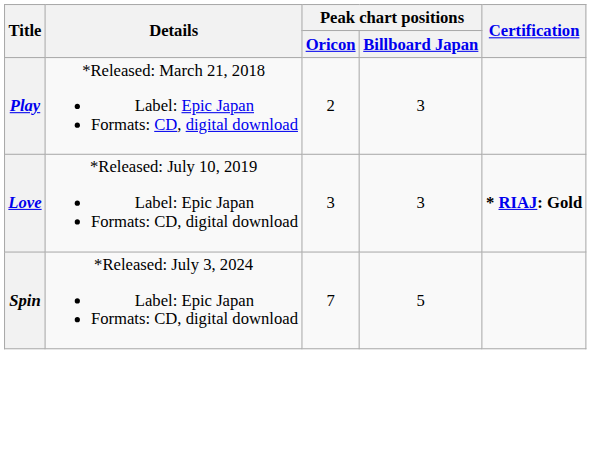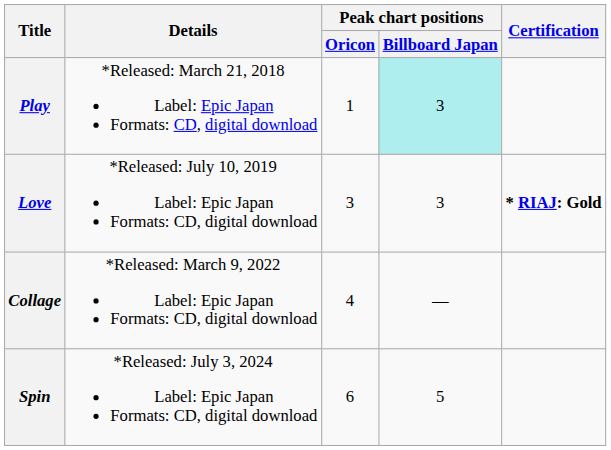(331, 105) 2 -> (350, 105) 1
(421, 105) no background -> (440, 105) paleturquoise background
+ row: (35, 300)
(331, 300) 7 -> (350, 397) 6
